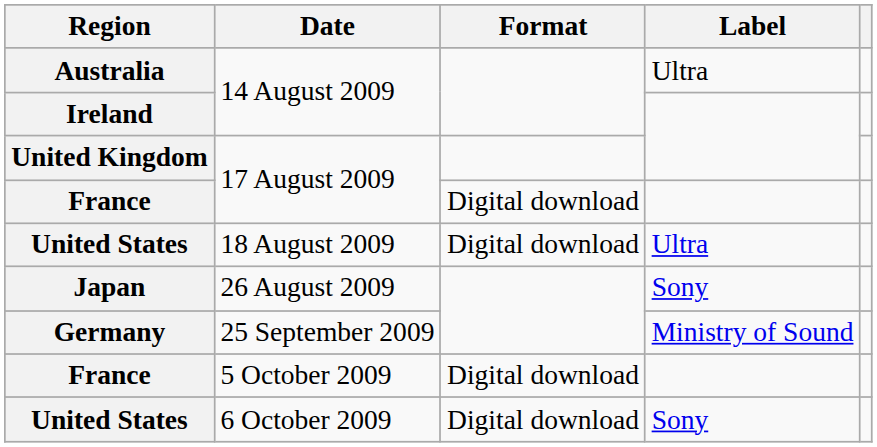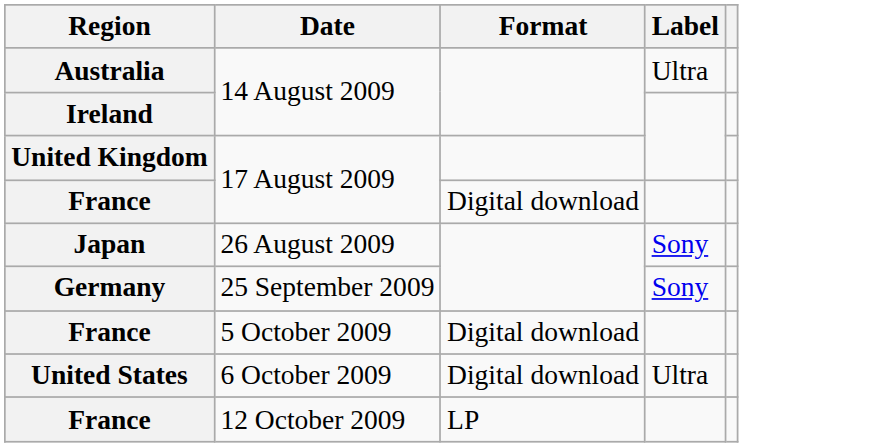- row: (109, 244)
(753, 331) Ministry of Sound -> (680, 288) Sony
(680, 419) Sony -> (680, 375) Ultra
+ row: (109, 419)
